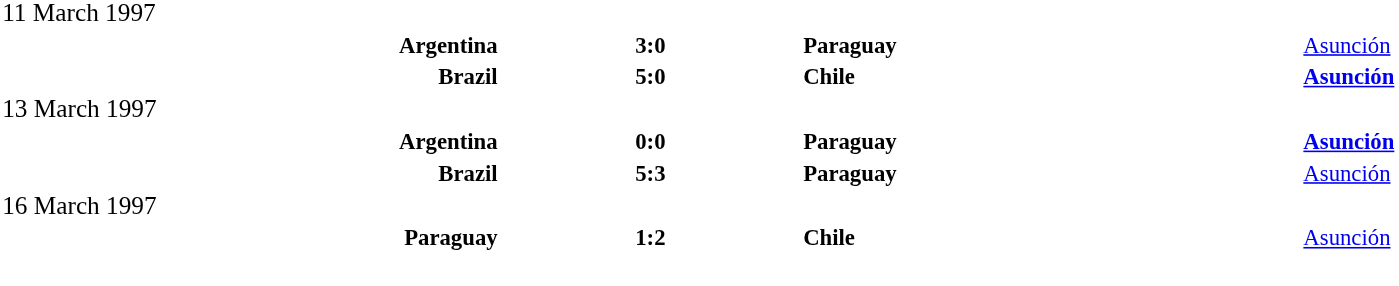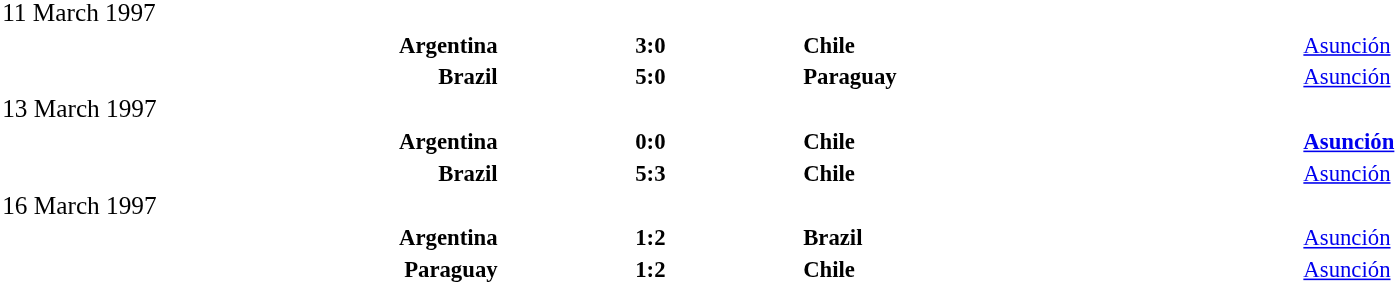(850, 45) Paraguay -> (829, 45) Chile
(829, 76) Chile -> (850, 76) Paraguay
(1349, 76) bold -> (1347, 76) normal
(850, 141) Paraguay -> (829, 141) Chile
(850, 173) Paraguay -> (829, 173) Chile
+ row: (448, 237)
